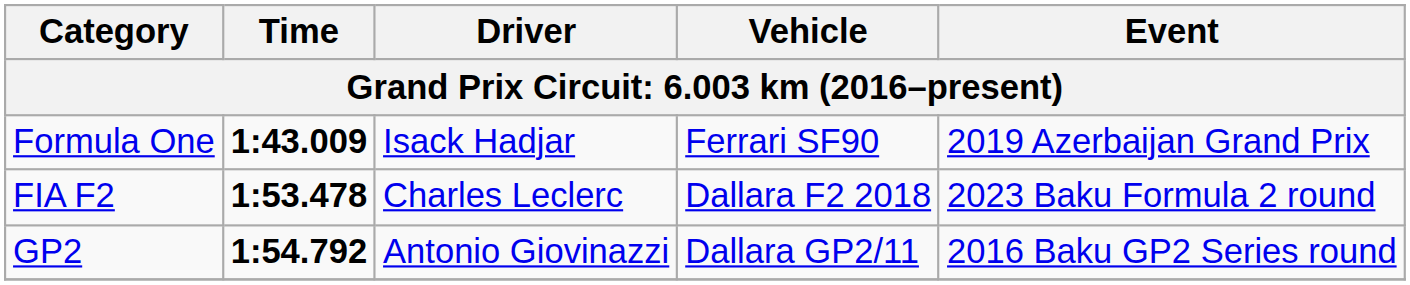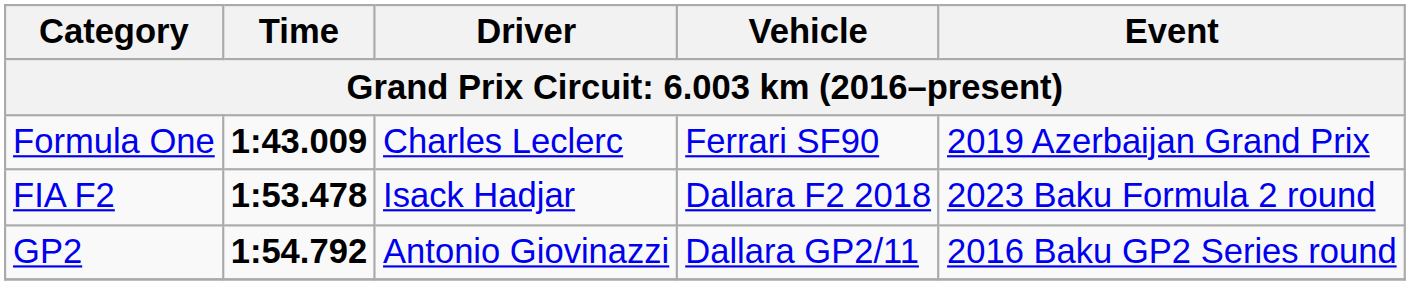(479, 141) Isack Hadjar -> (503, 141) Charles Leclerc
(503, 196) Charles Leclerc -> (479, 196) Isack Hadjar
